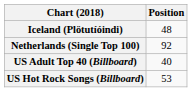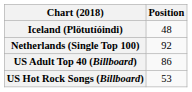(166, 62) 40 -> (166, 62) 86
